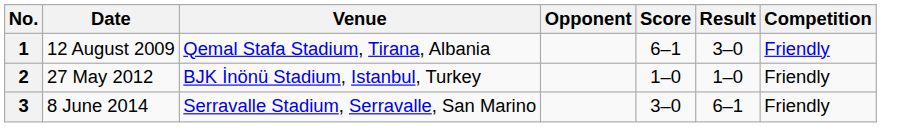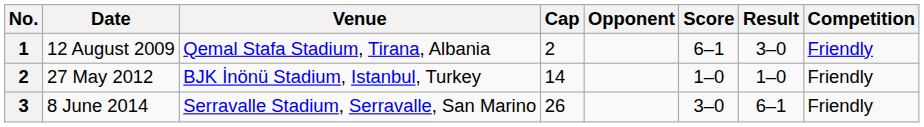+ column: (562, 19)
